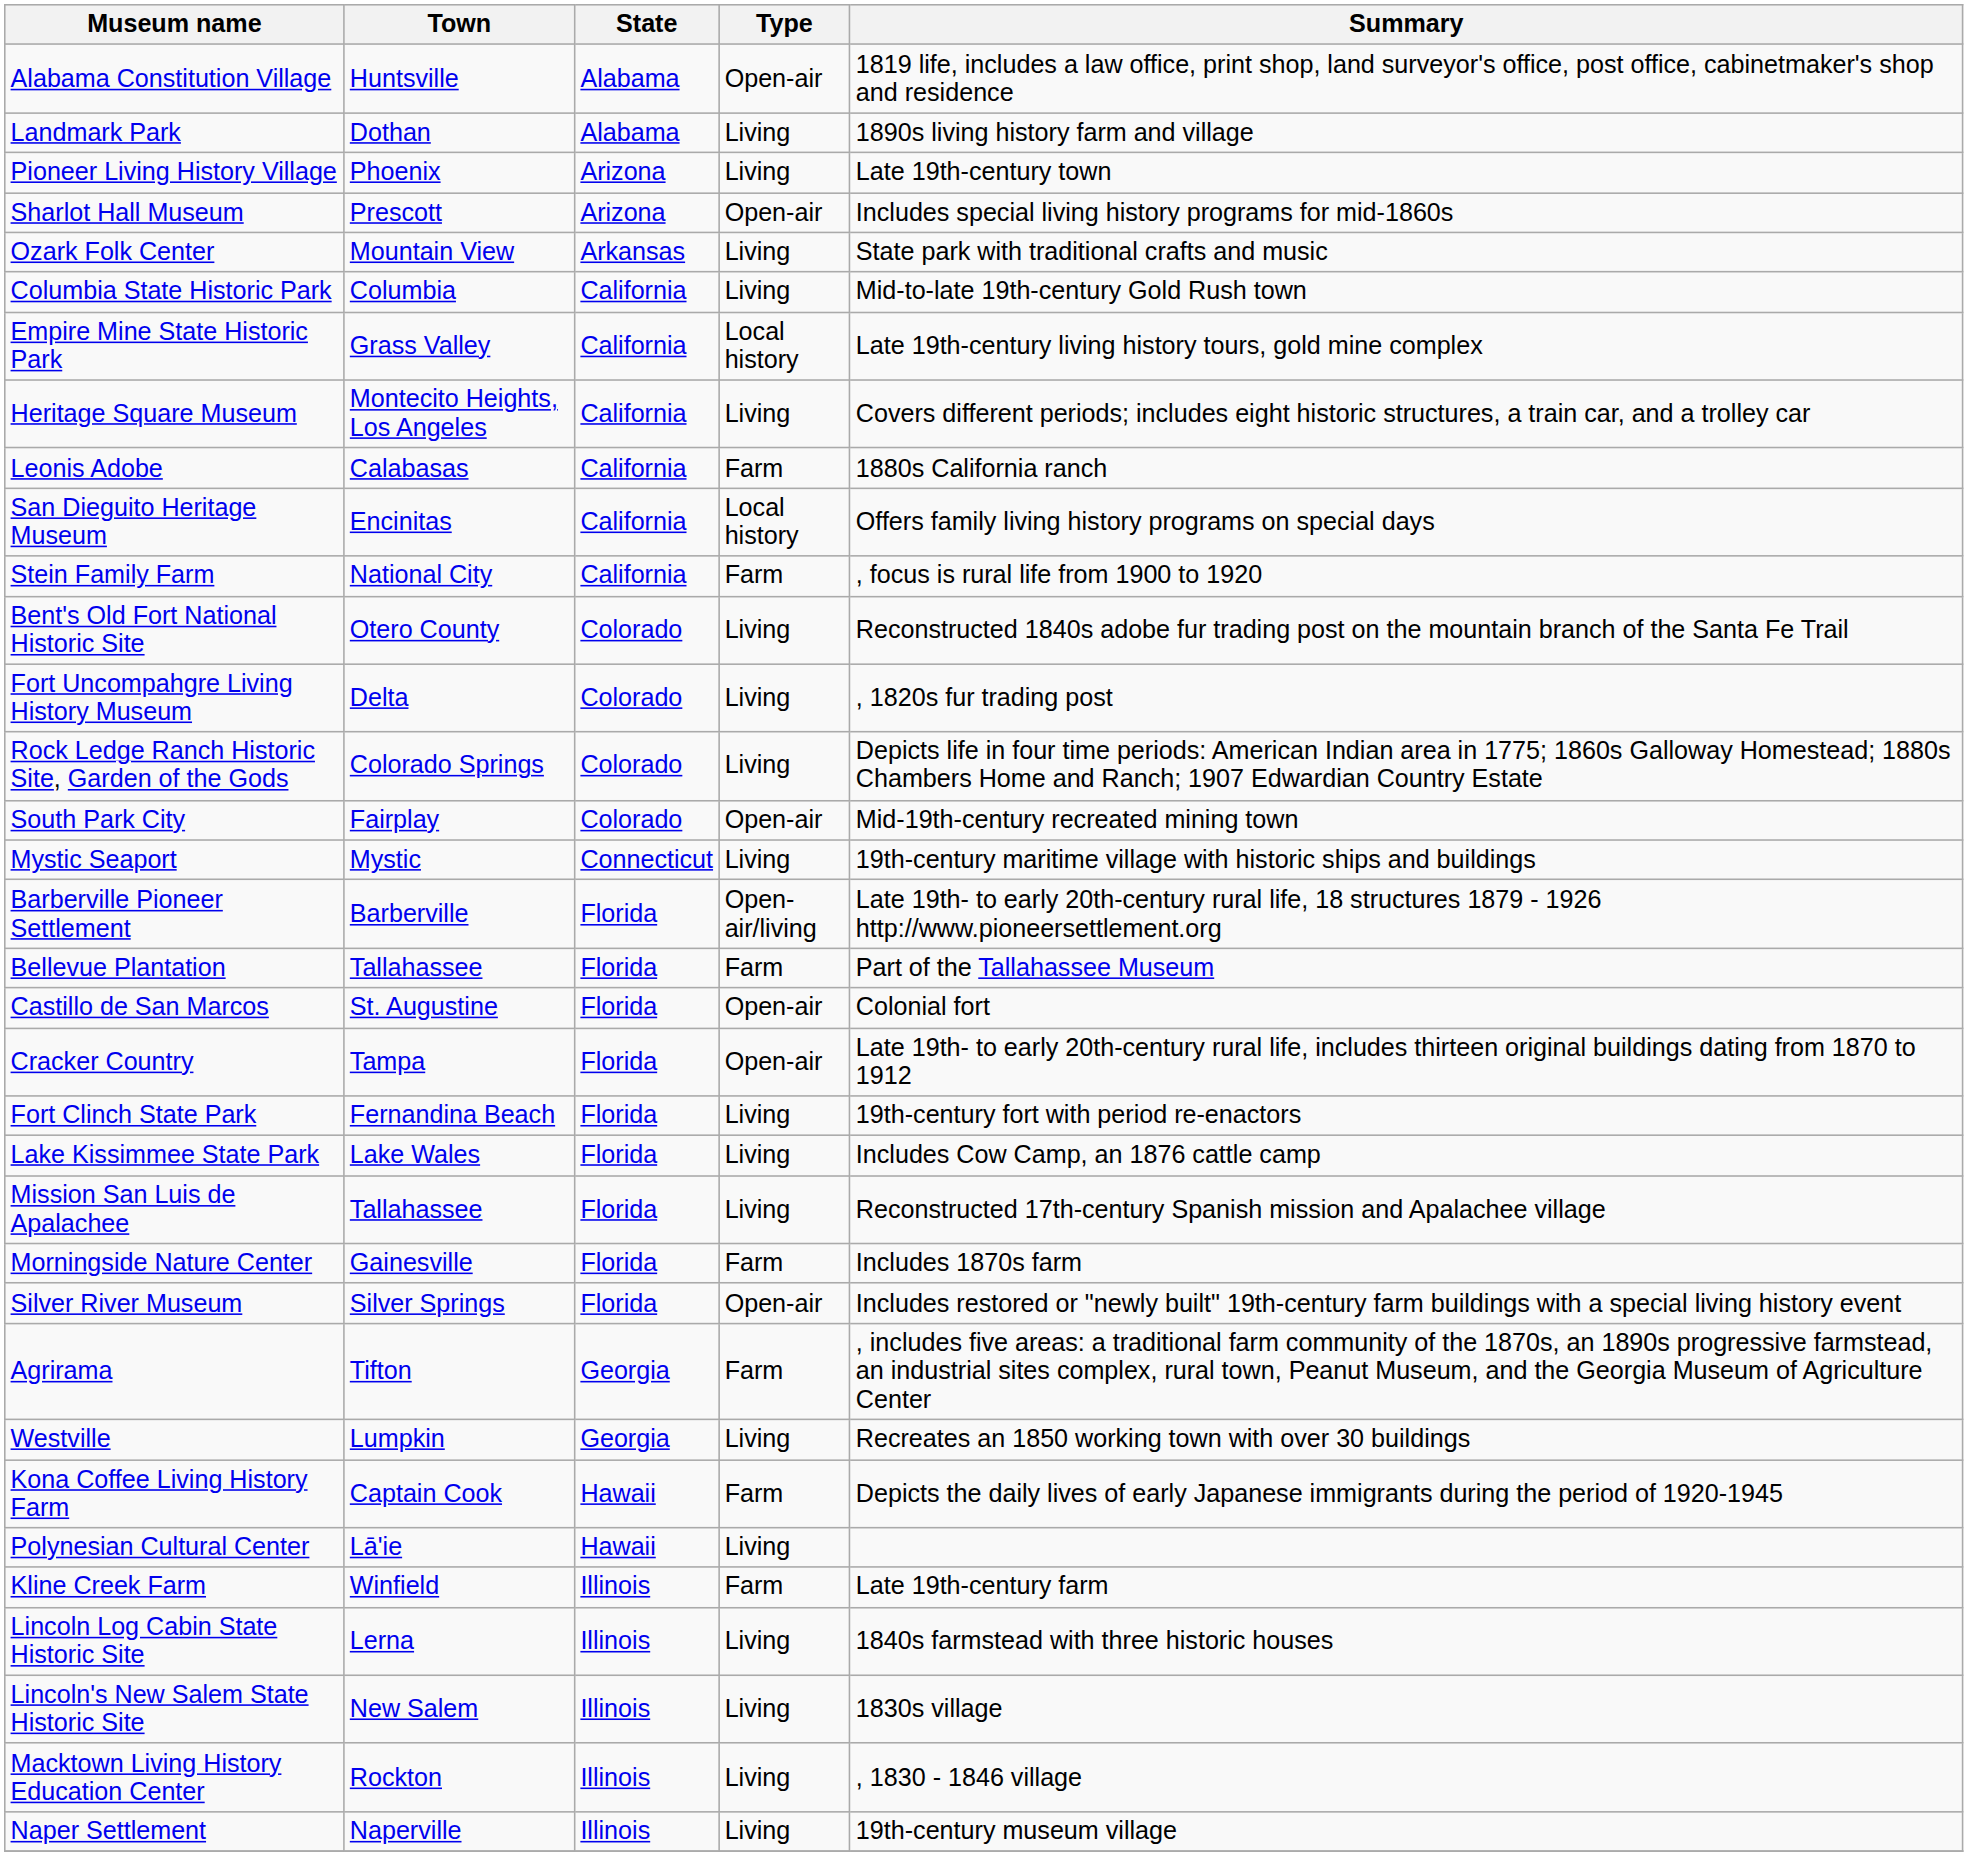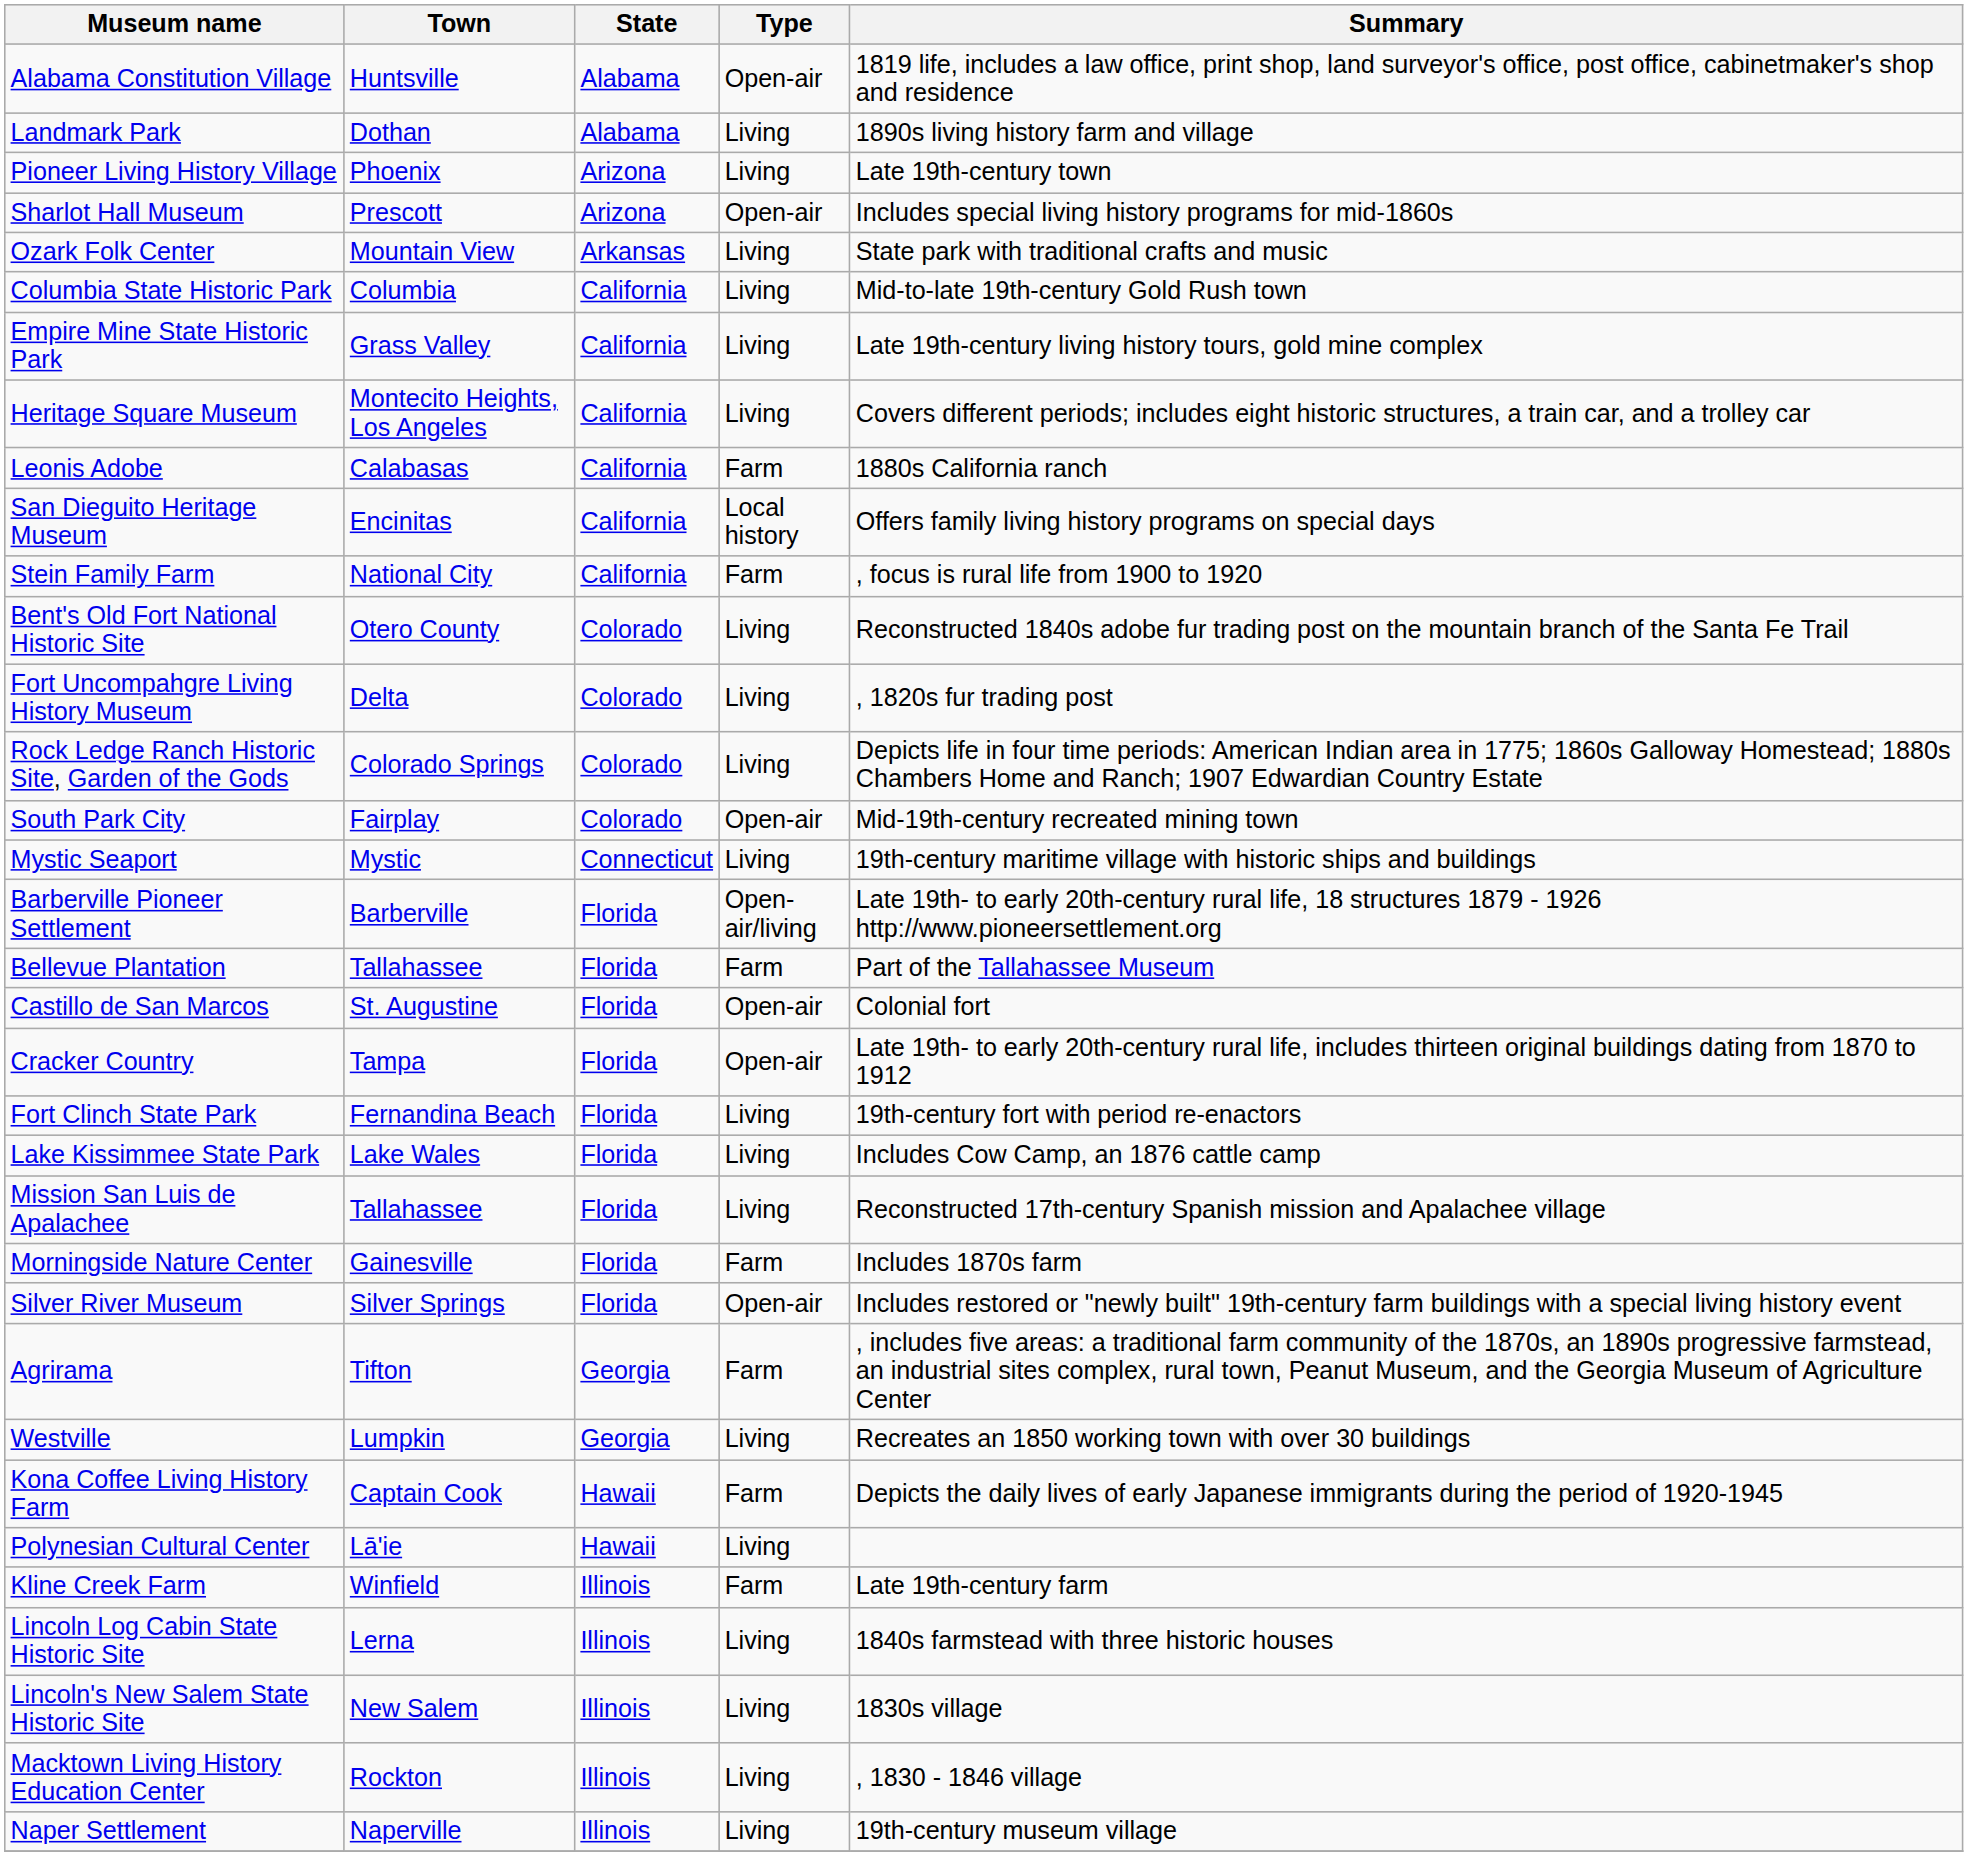(762, 345) Local history -> (757, 345) Living
